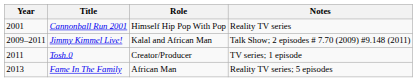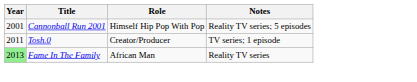(261, 26) Reality TV series -> (260, 26) Reality TV series; 5 episodes
- row: (86, 41)
(15, 70) no background -> (15, 55) lightgreen background
(281, 70) Reality TV series; 5 episodes -> (239, 55) Reality TV series
